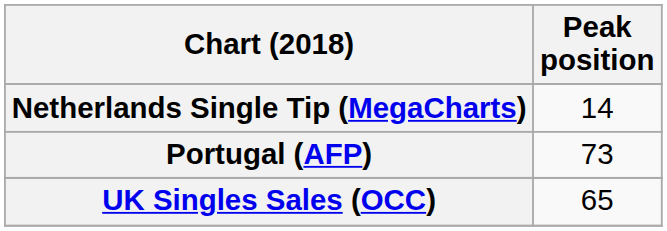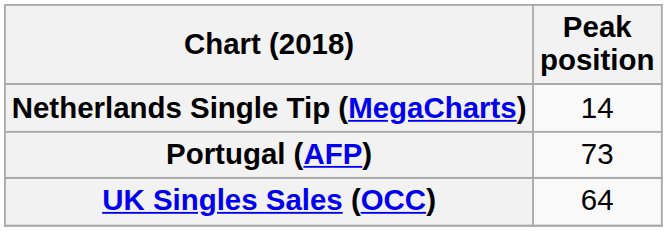(597, 201) 65 -> (597, 201) 64
